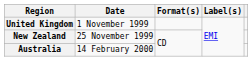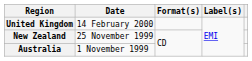(113, 24) 1 November 1999 -> (115, 24) 14 February 2000
(115, 50) 14 February 2000 -> (113, 50) 1 November 1999
